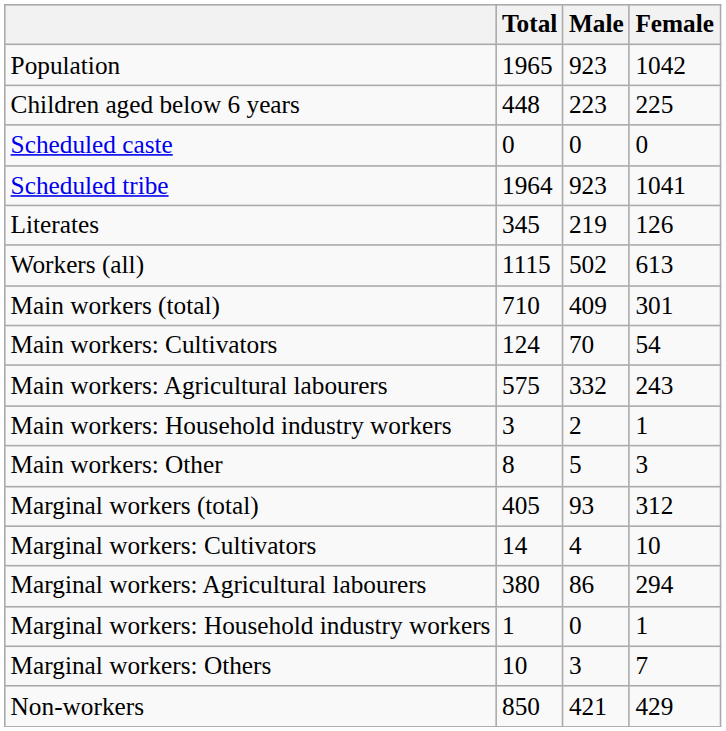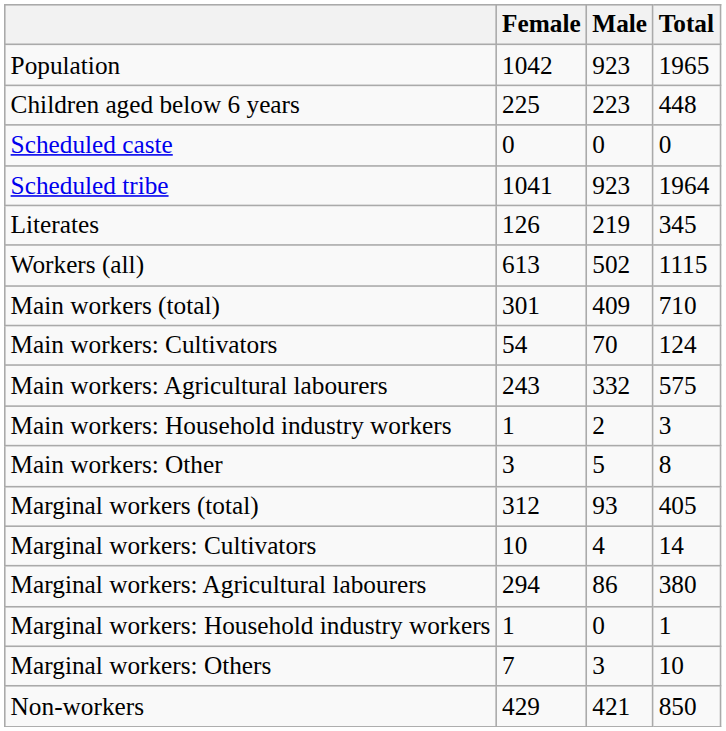columns swapped: (530, 24) <-> (675, 24)
